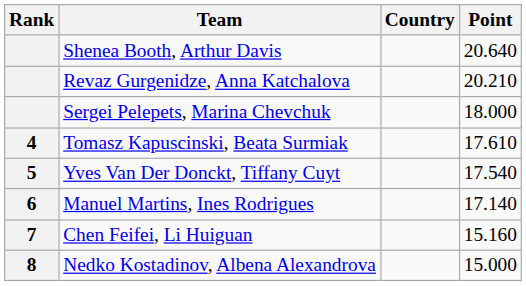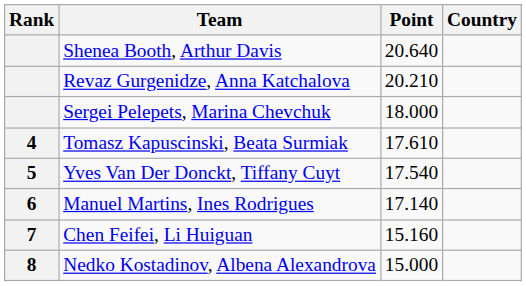columns swapped: (420, 19) <-> (490, 19)
